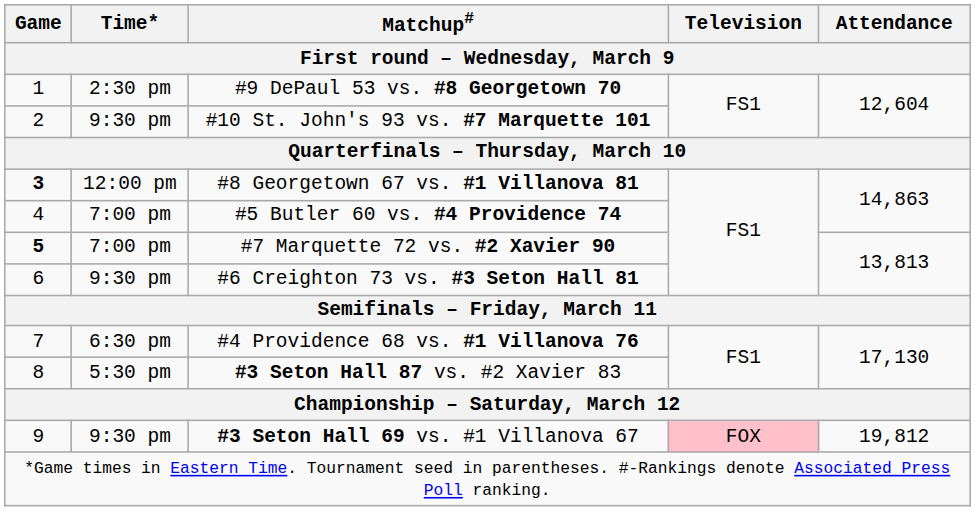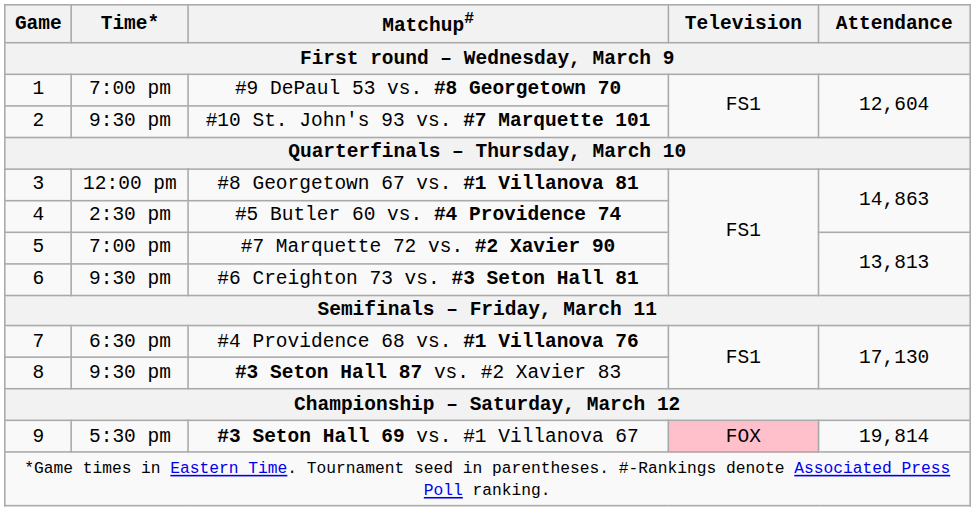(130, 90) 2:30 pm -> (130, 90) 7:00 pm
(38, 185) bold -> (38, 185) normal
(130, 216) 7:00 pm -> (130, 216) 2:30 pm
(38, 248) bold -> (38, 248) normal
(130, 374) 5:30 pm -> (130, 374) 9:30 pm
(130, 437) 9:30 pm -> (130, 437) 5:30 pm
(894, 437) 19,812 -> (894, 437) 19,814
